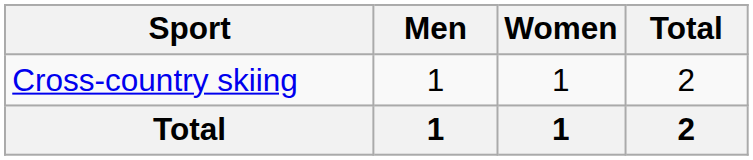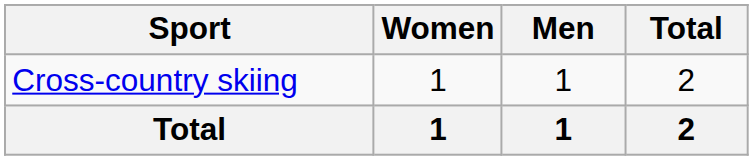columns swapped: (436, 29) <-> (561, 29)
